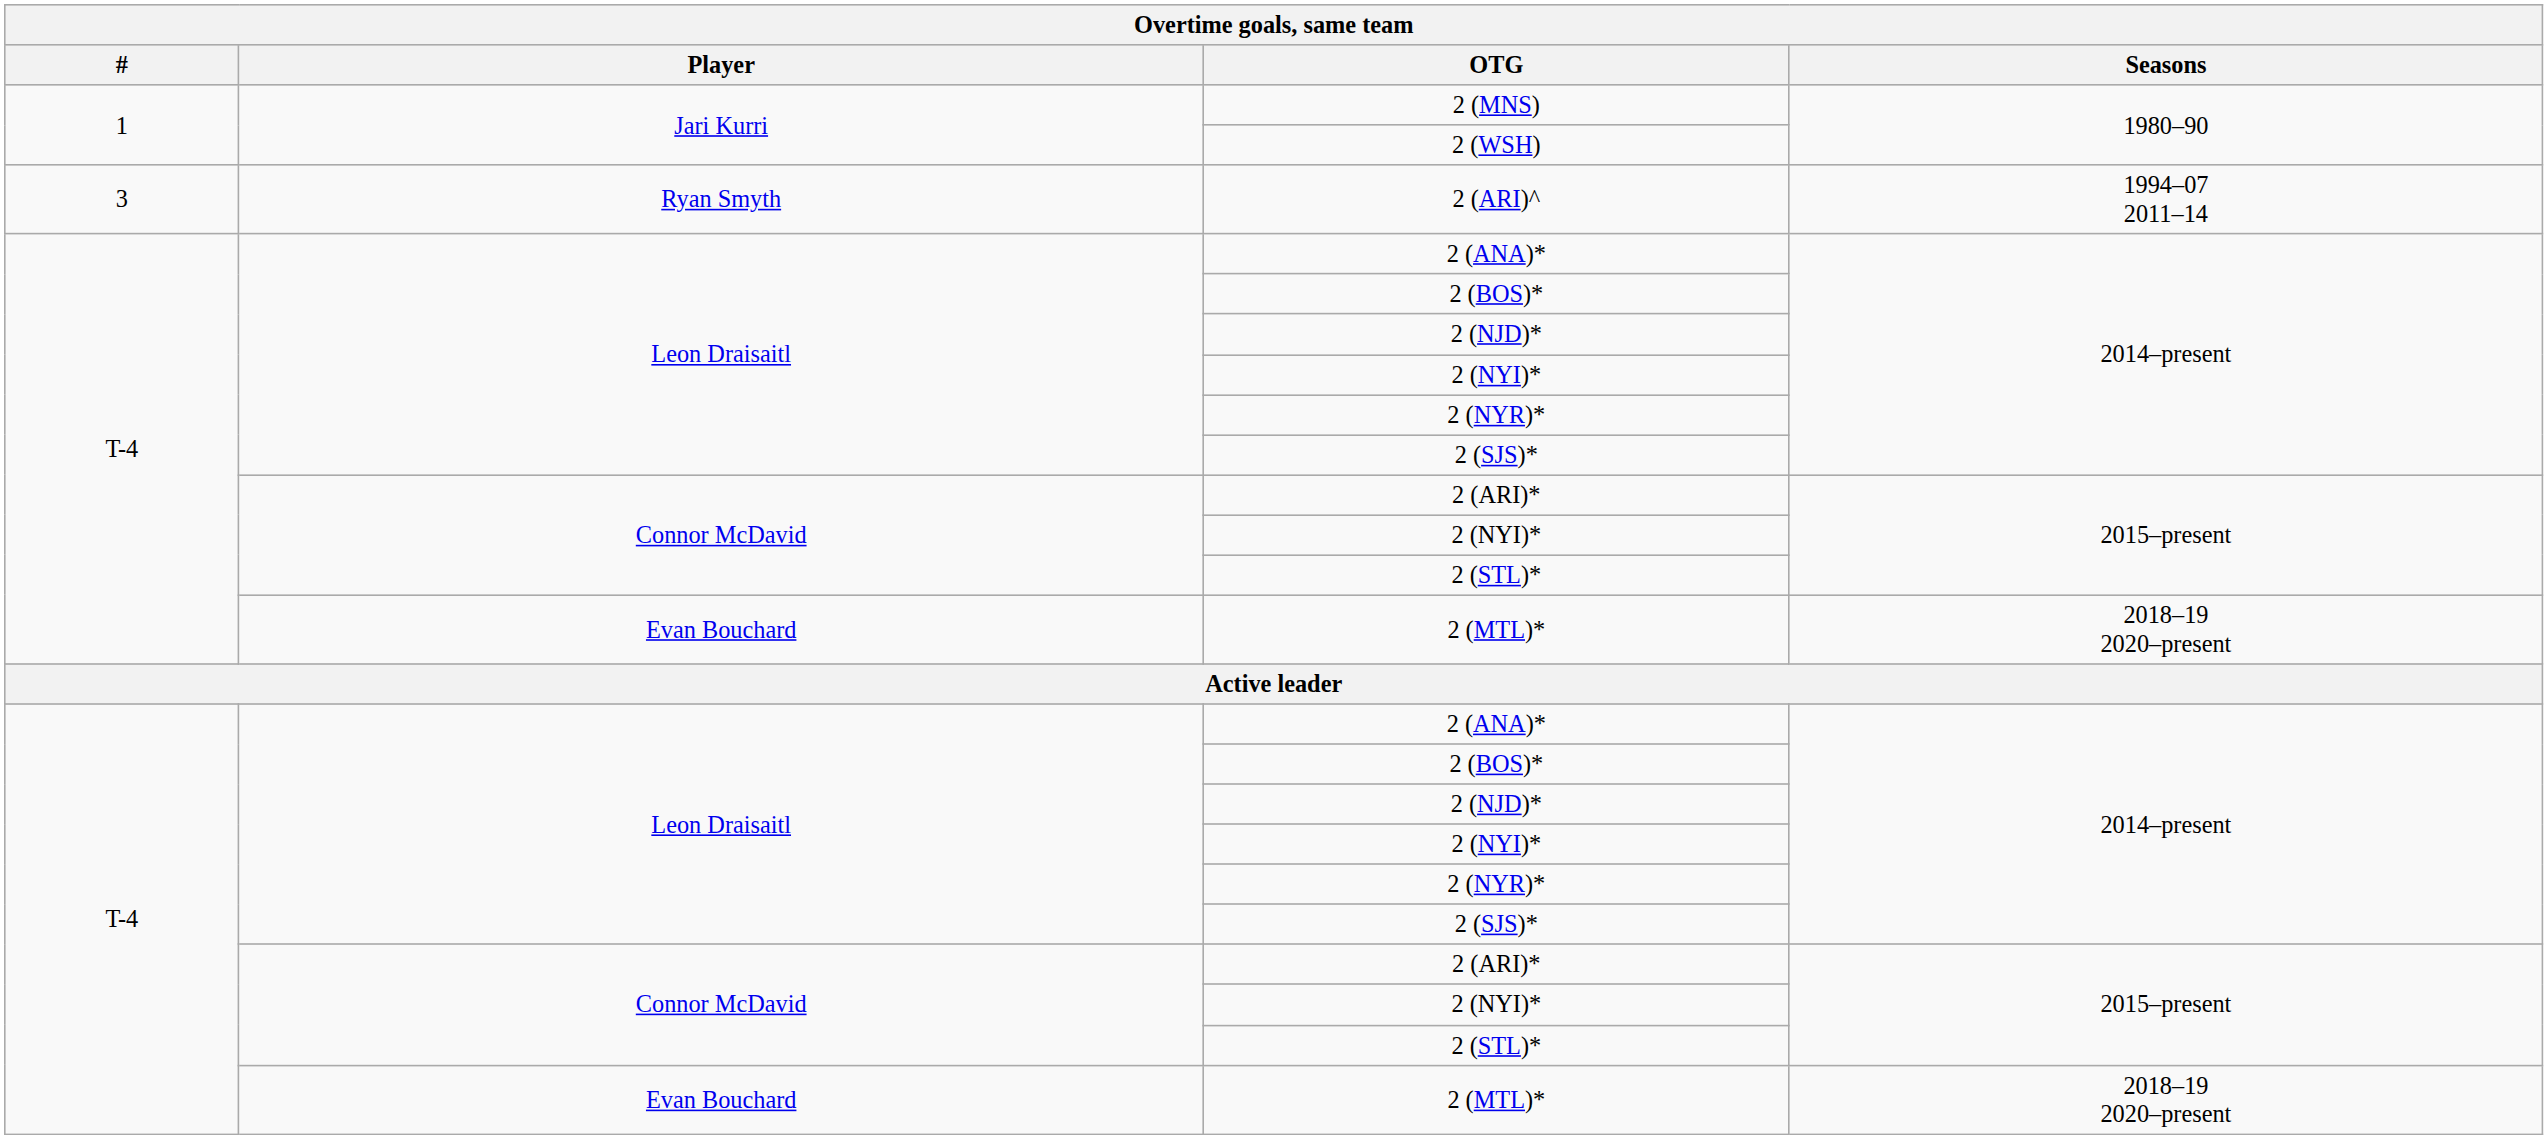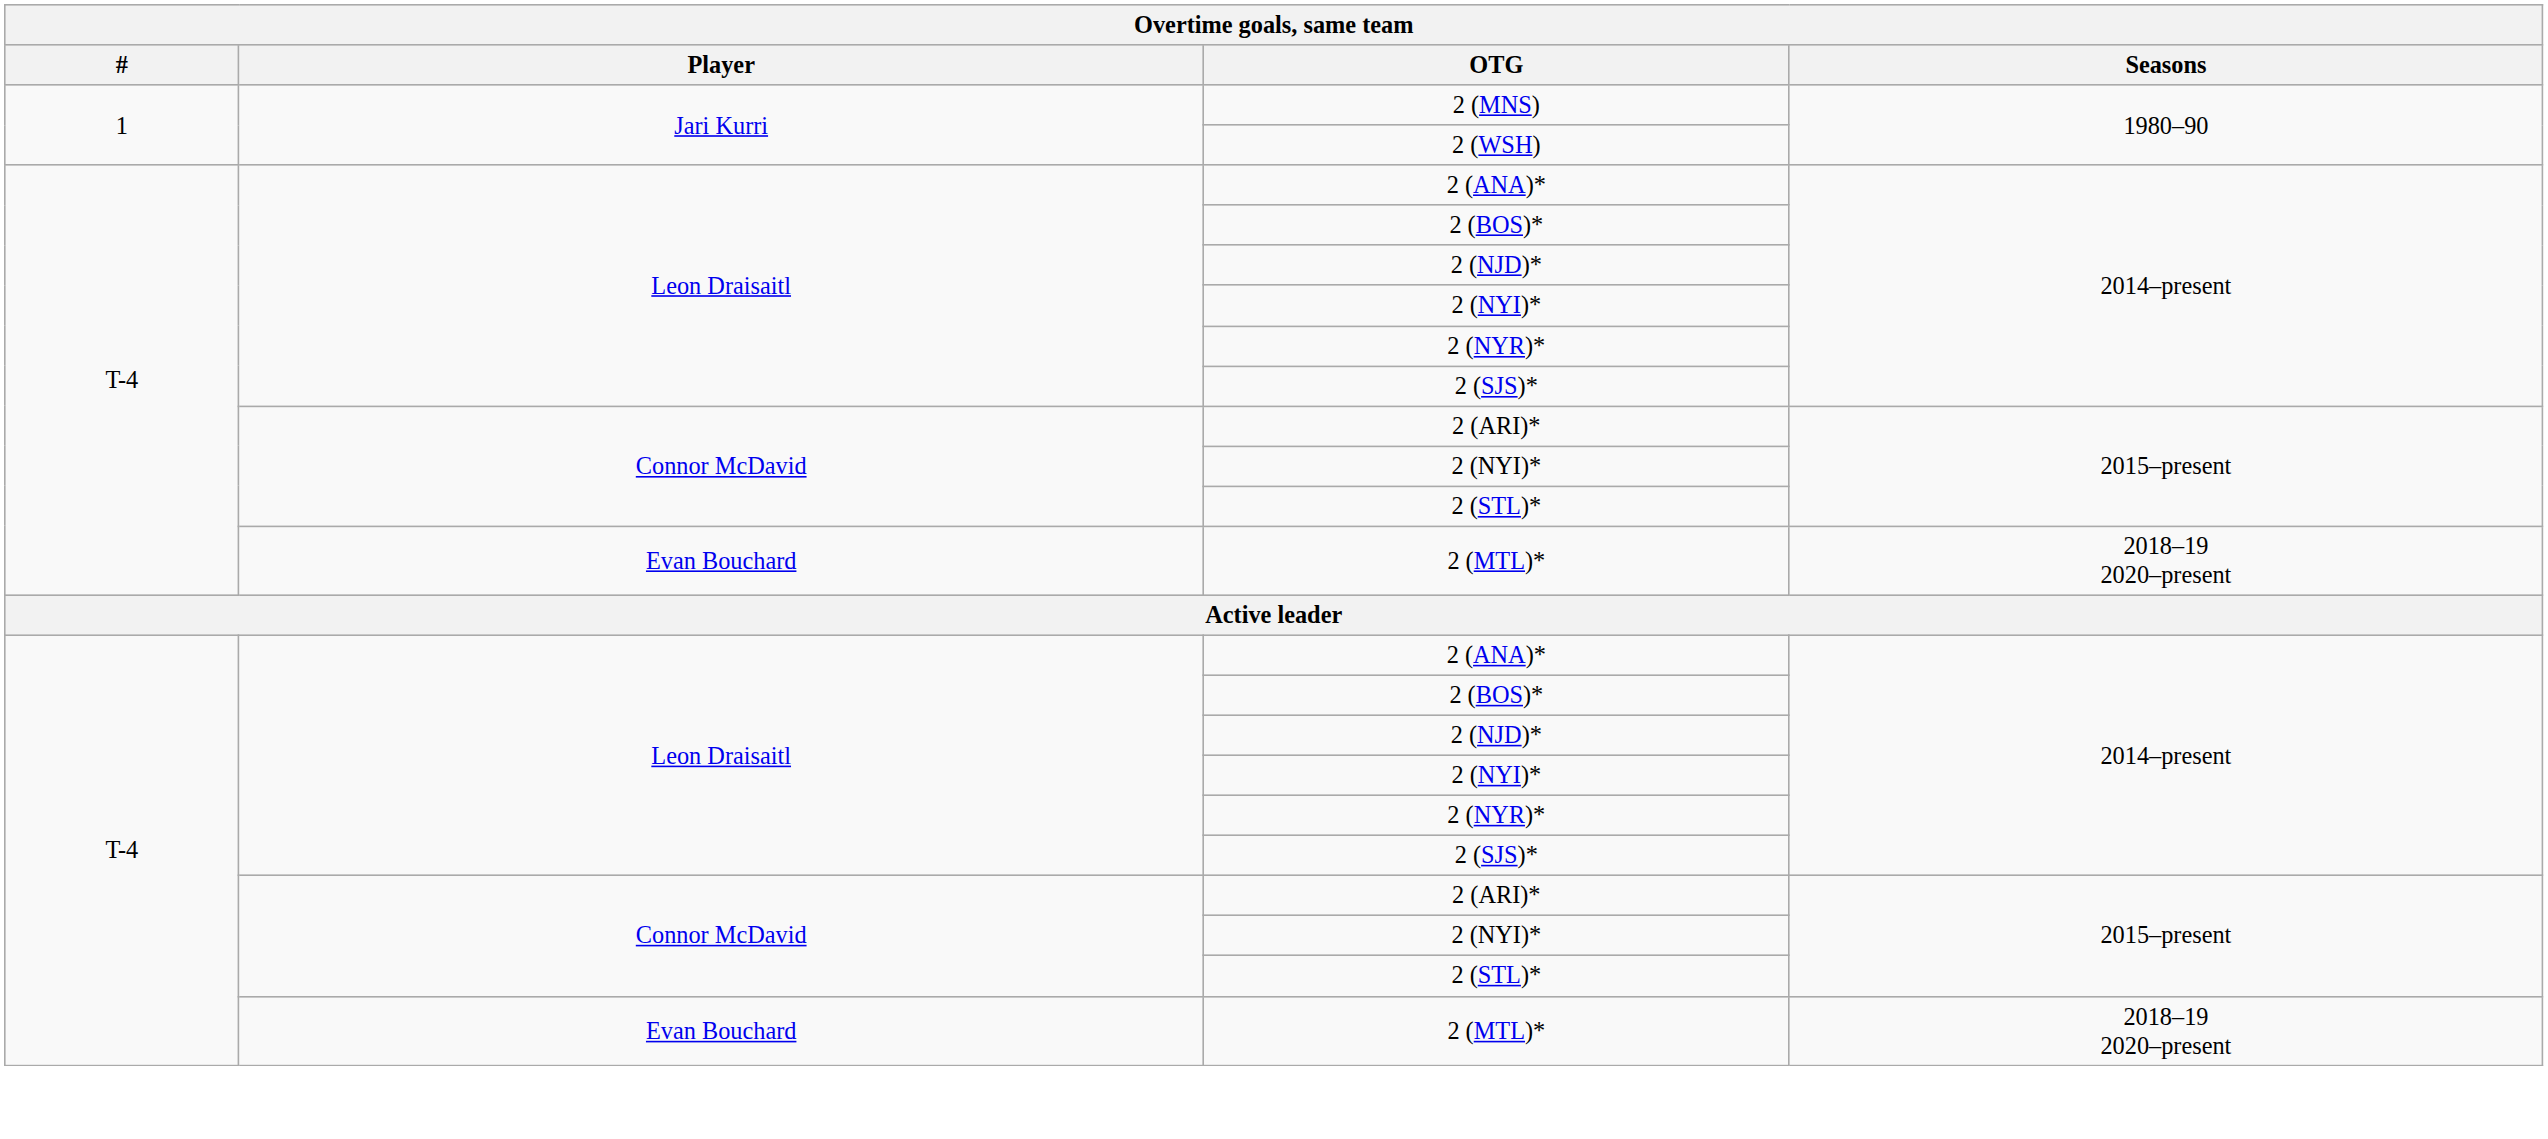- row: (721, 199)
